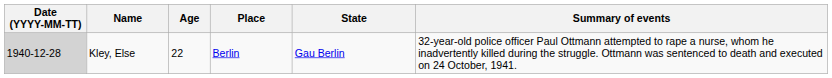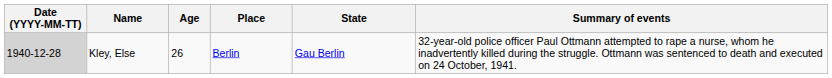(177, 53) 22 -> (177, 53) 26
